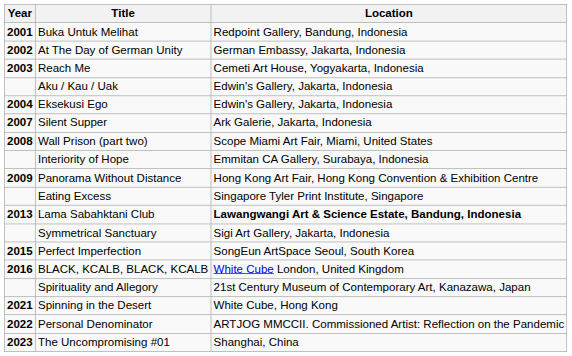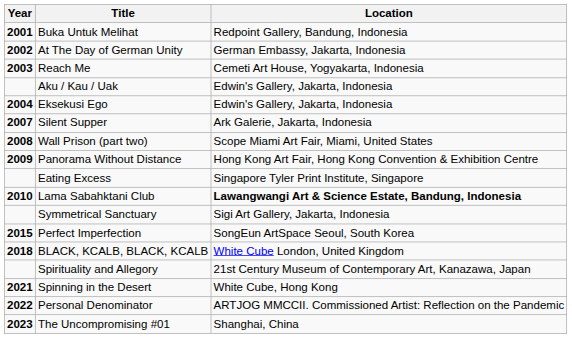- row: (83, 159)
(20, 214) 2013 -> (20, 196) 2010
(20, 269) 2016 -> (20, 251) 2018
